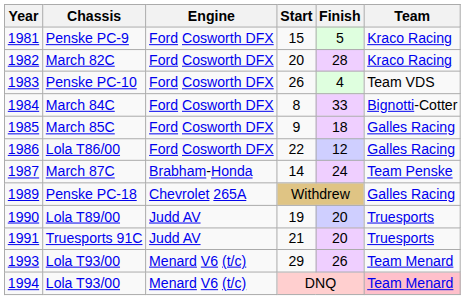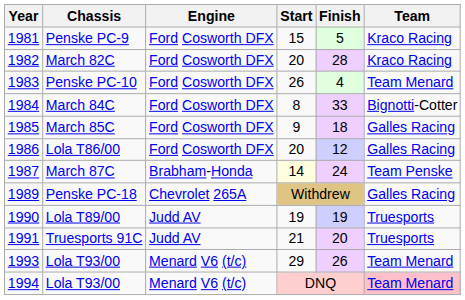(401, 83) Team VDS -> (410, 83) Team Menard
(296, 150) 22 -> (296, 150) 20
(296, 172) no background -> (296, 172) lightyellow background
(340, 217) 20 -> (340, 217) 19
